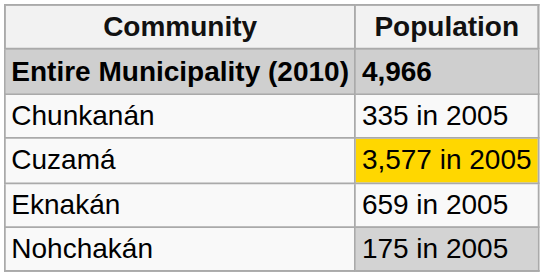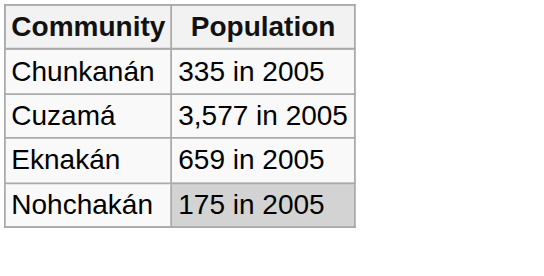- row: (180, 71)
(447, 159) gold background -> (263, 115) no background
